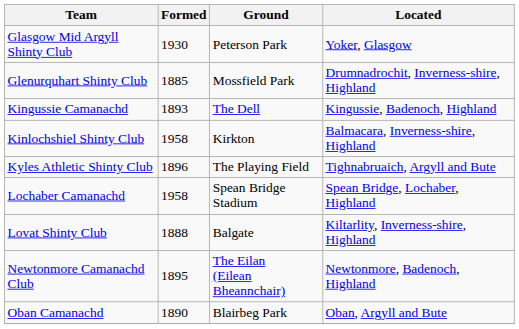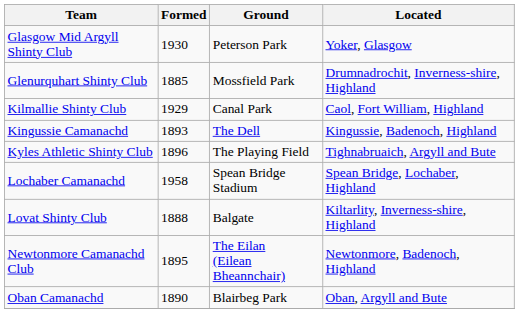+ row: (67, 109)
- row: (76, 138)
